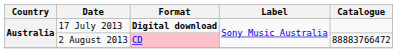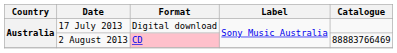(175, 26) bold -> (175, 26) normal
(361, 40) 88883766472 -> (361, 40) 88883766469
